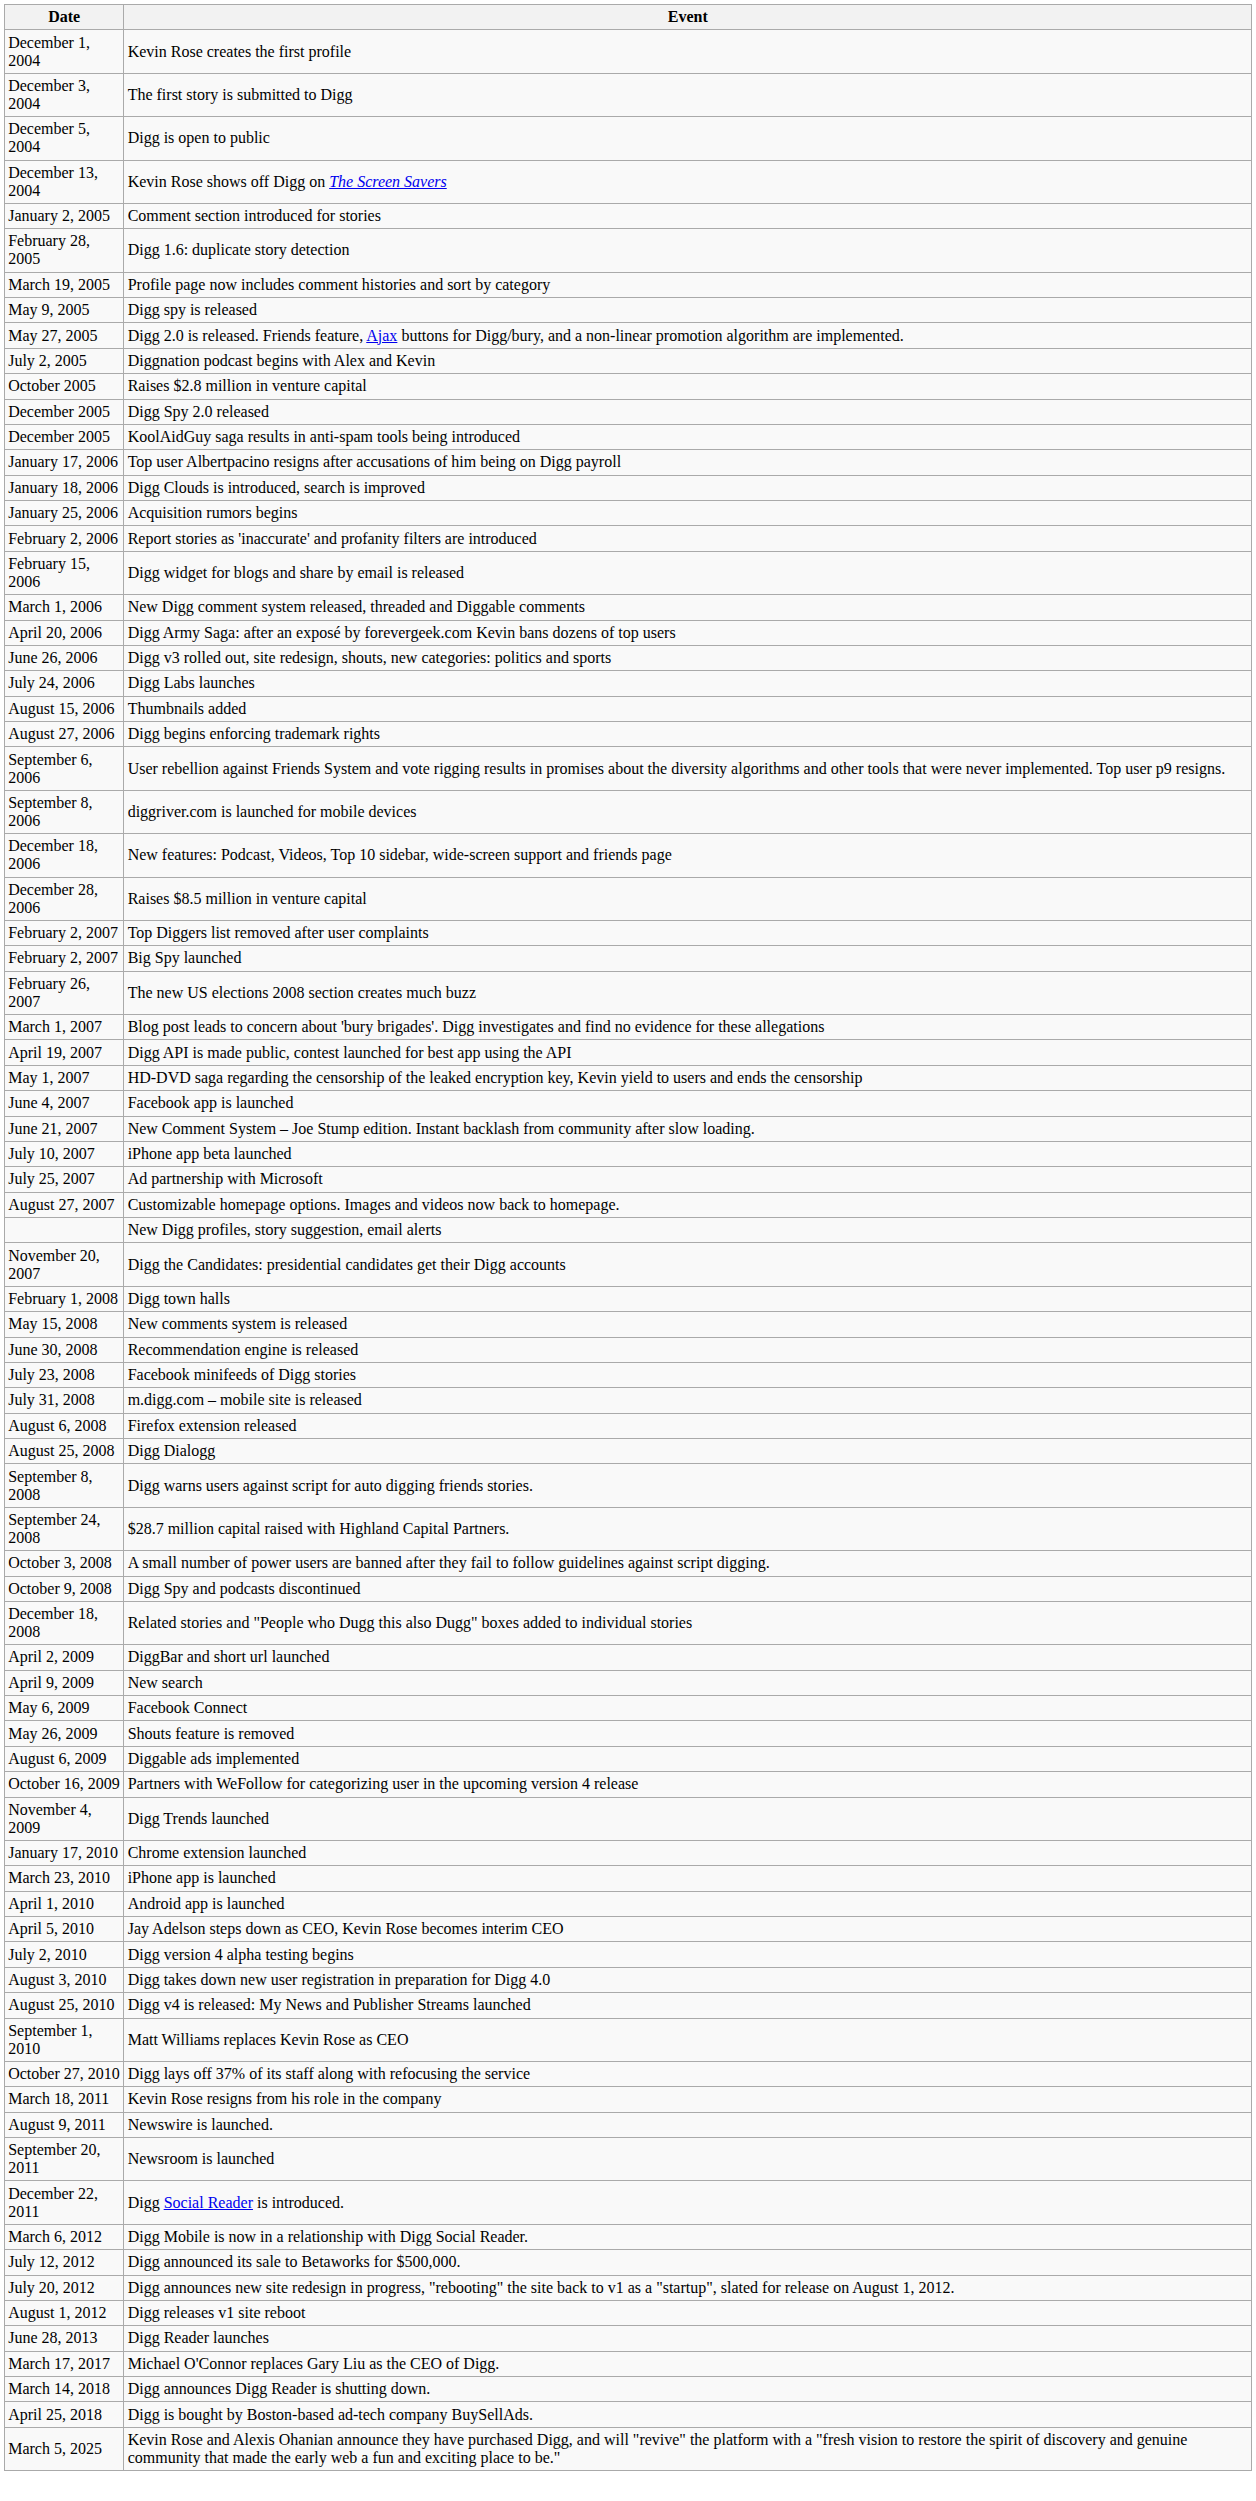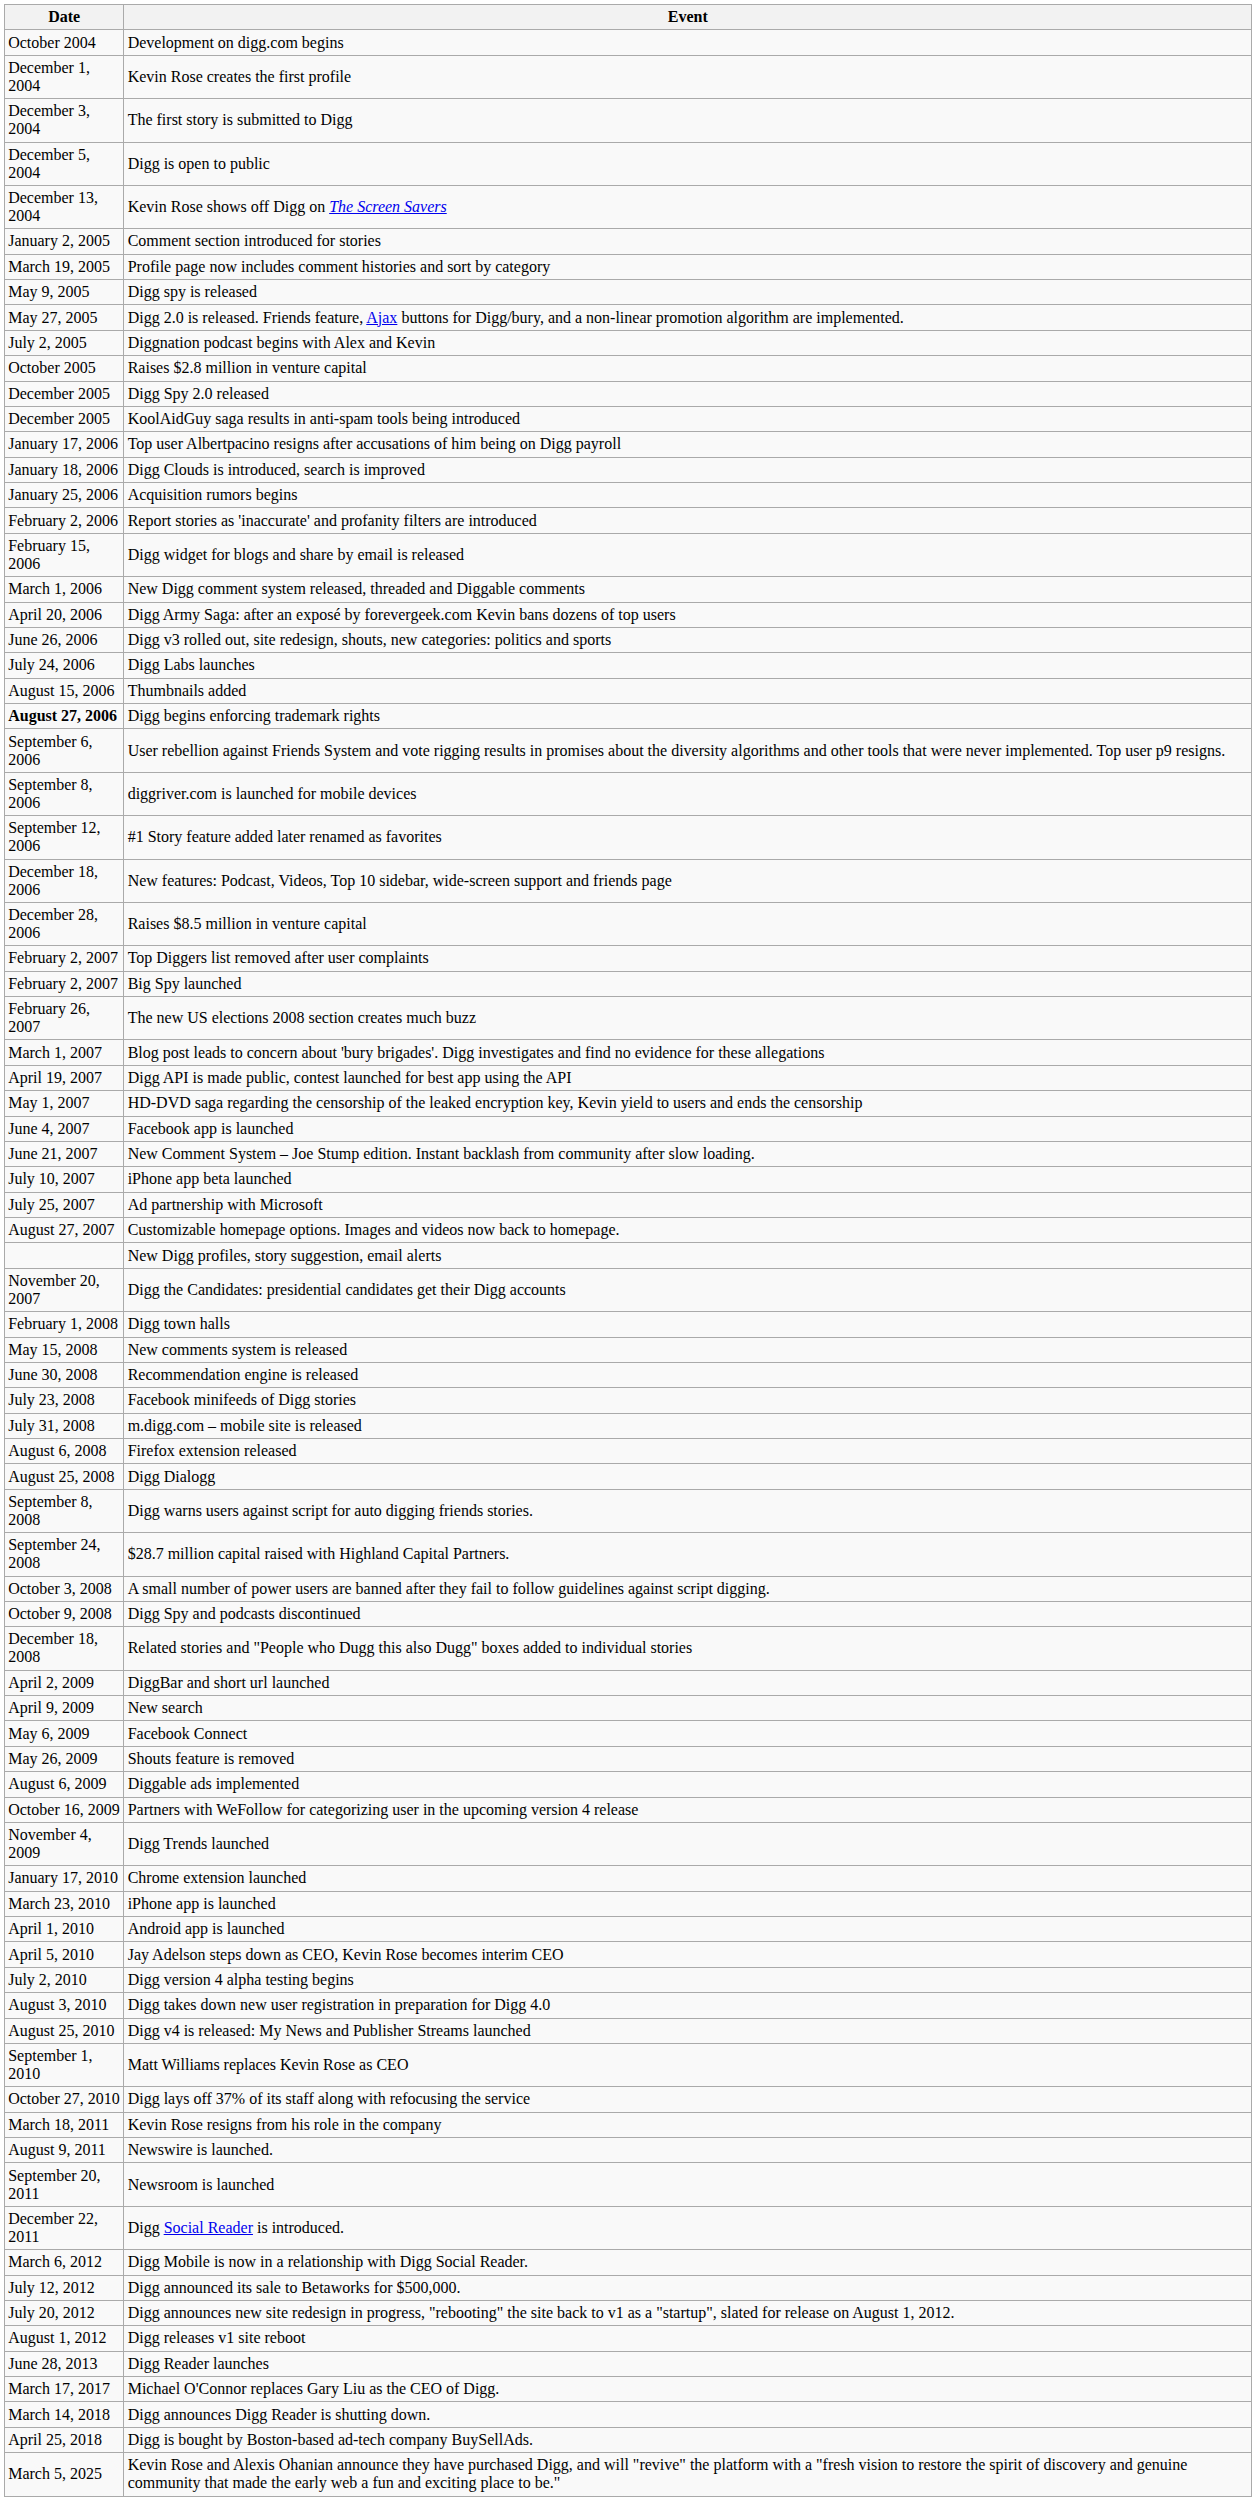+ row: (236, 42)
- row: (239, 250)
(61, 734) normal -> (63, 716) bold
+ row: (285, 837)
